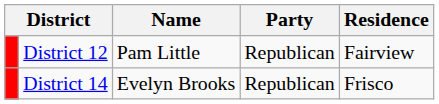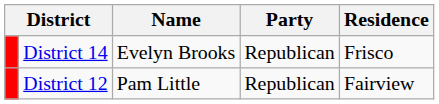rows swapped: (65, 51) <-> (65, 83)
